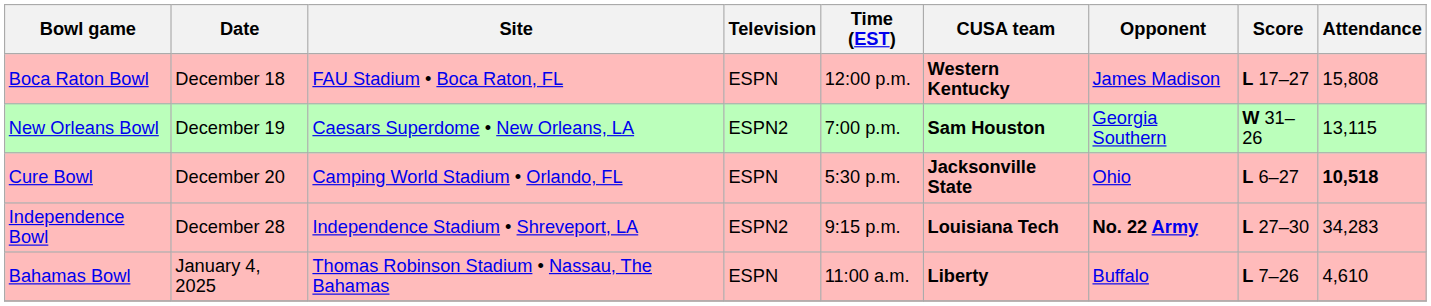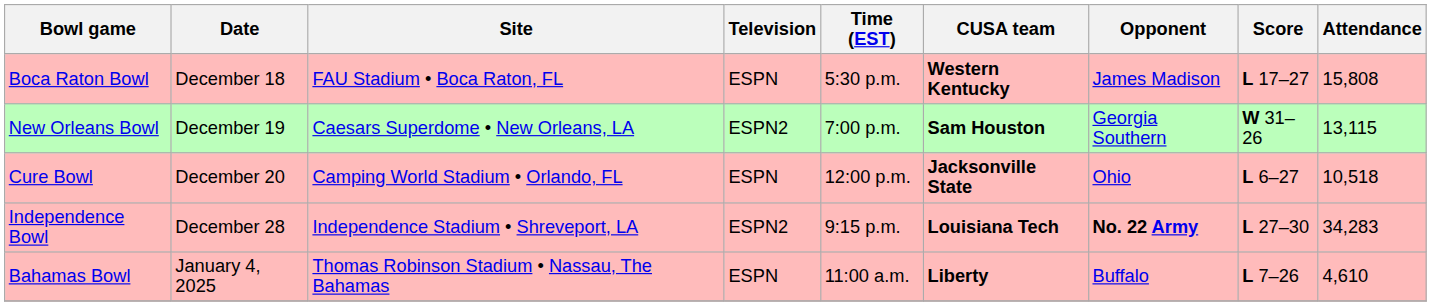(868, 78) 12:00 p.m. -> (863, 78) 5:30 p.m.
(863, 177) 5:30 p.m. -> (868, 177) 12:00 p.m.
(1350, 177) bold -> (1350, 177) normal
